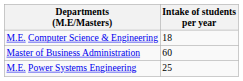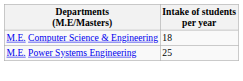- row: (73, 53)
